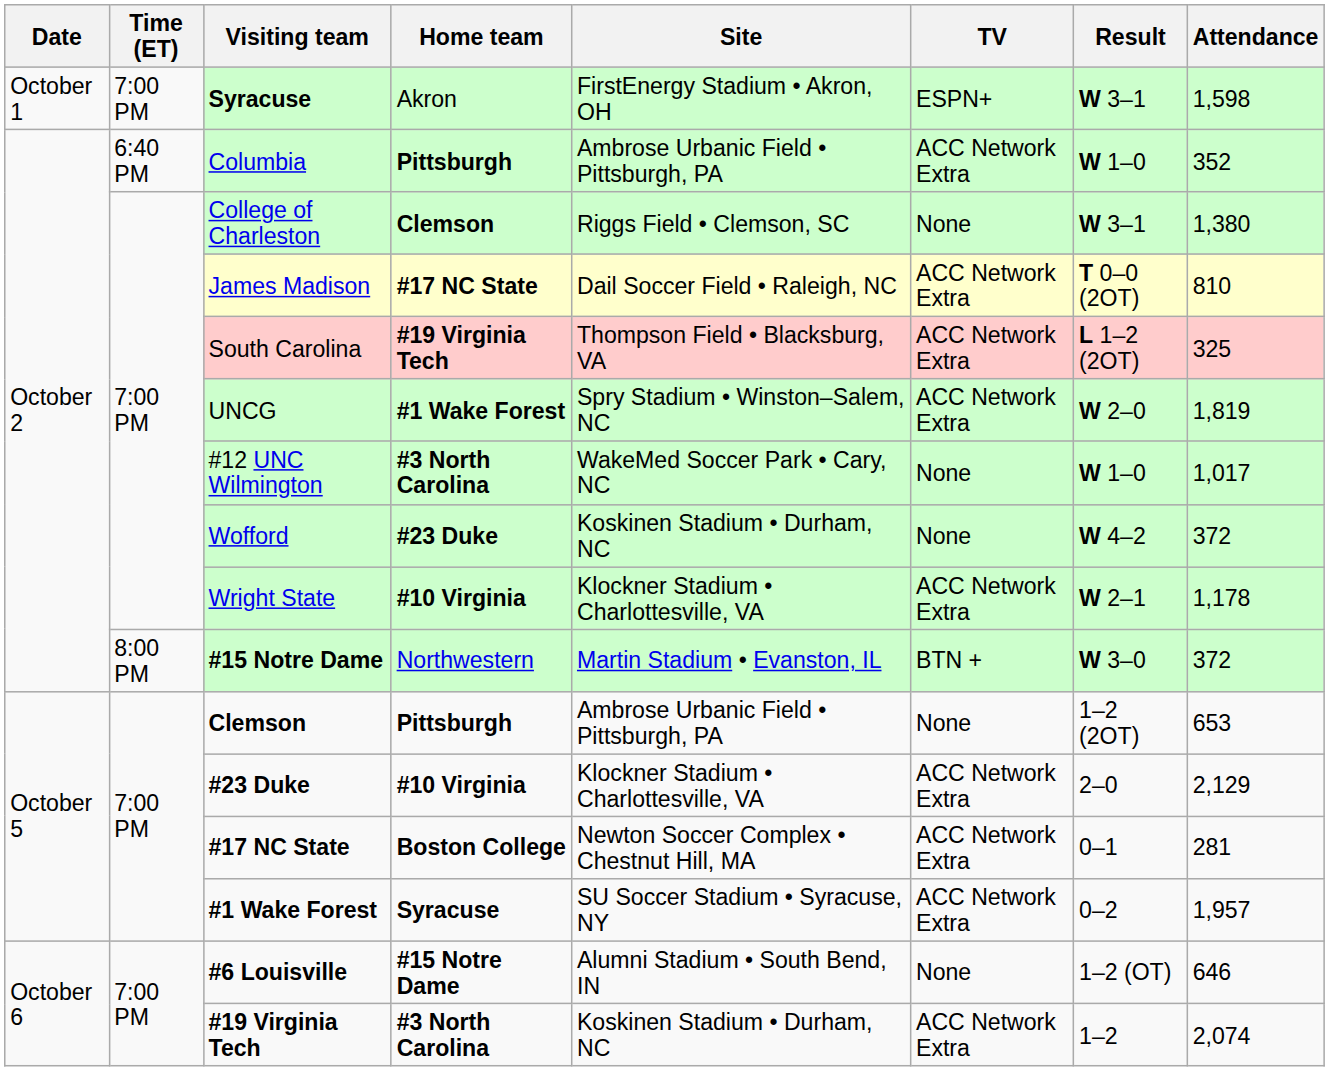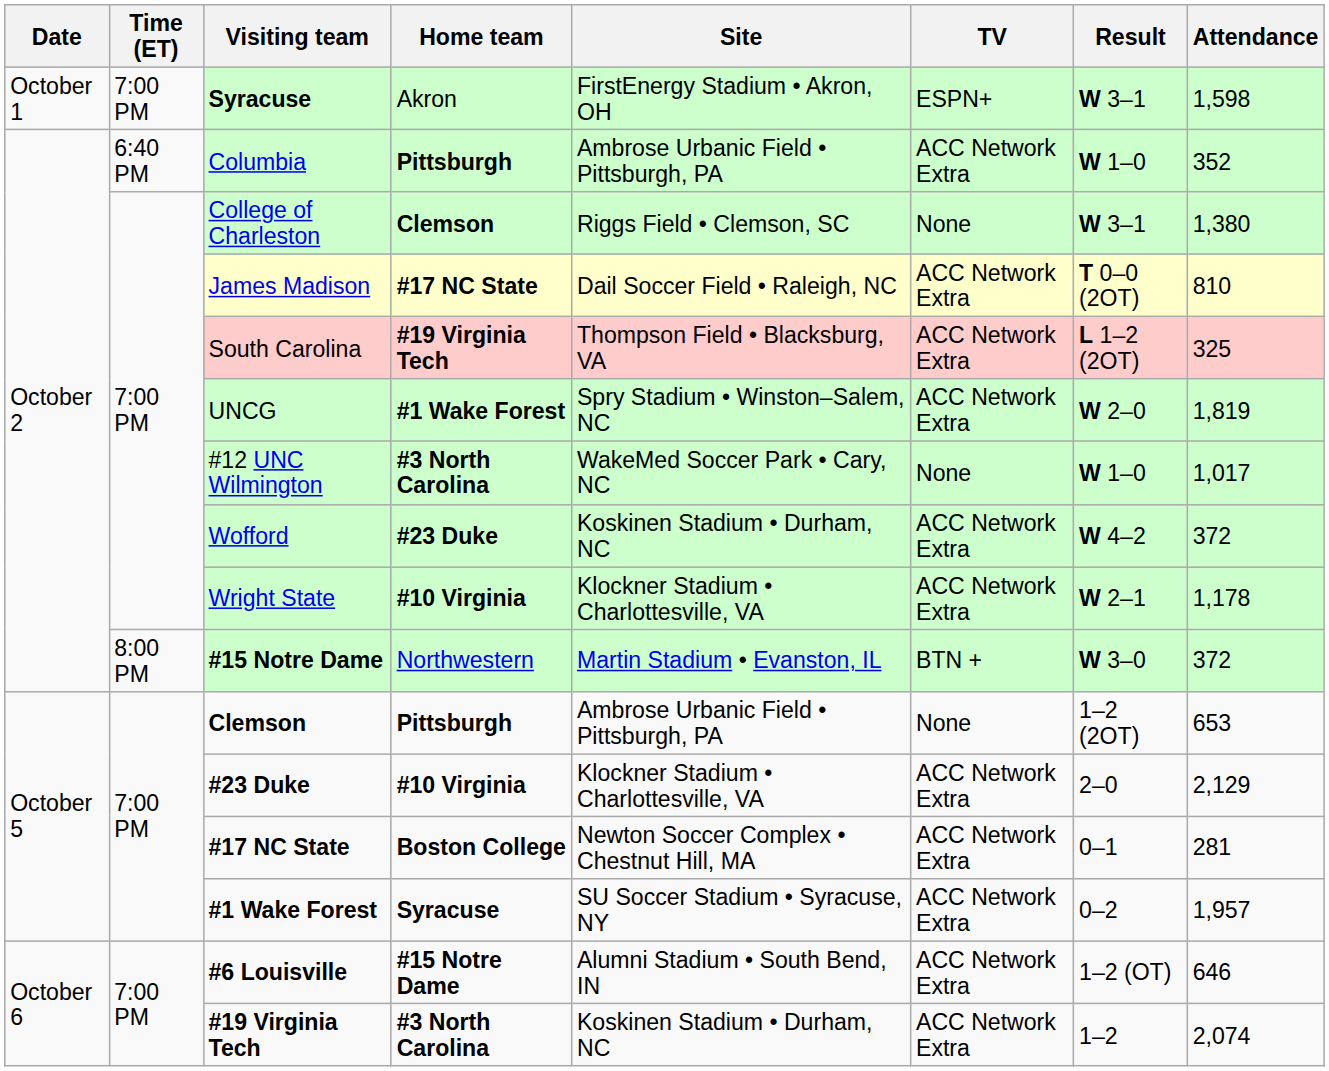(944, 535) None -> (986, 535) ACC Network Extra
(944, 972) None -> (986, 972) ACC Network Extra
